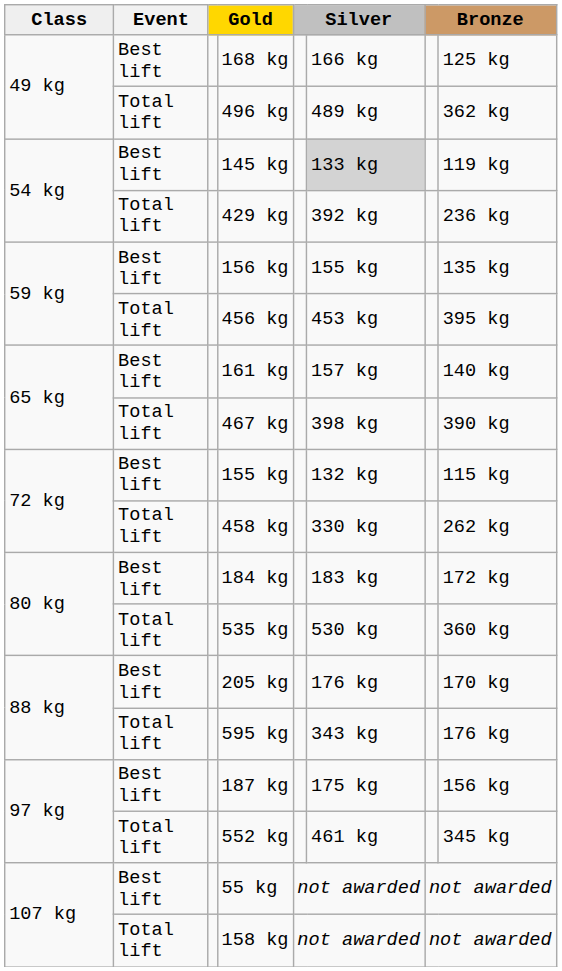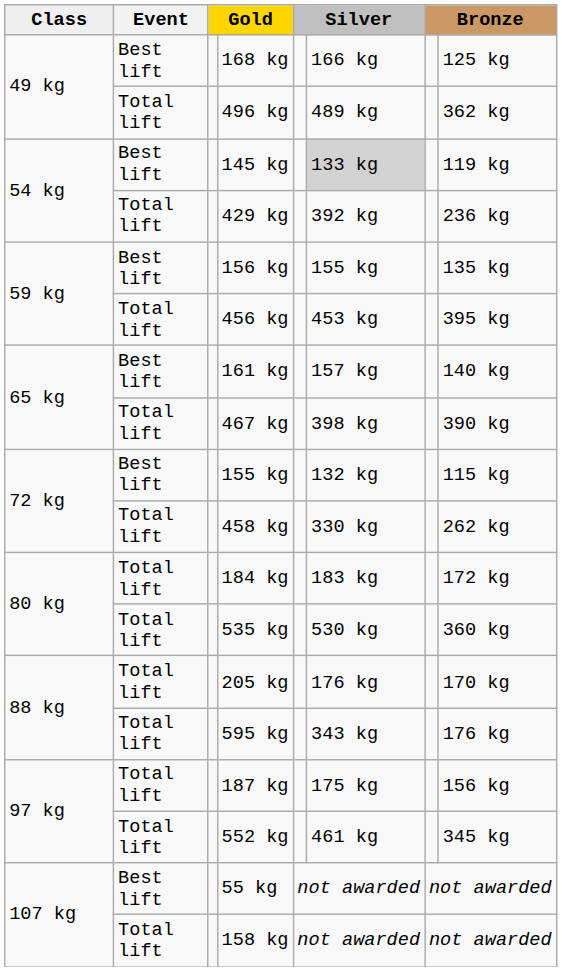(140, 578) Best lift -> (146, 578) Total lift
(140, 682) Best lift -> (146, 682) Total lift
(140, 785) Best lift -> (146, 785) Total lift
